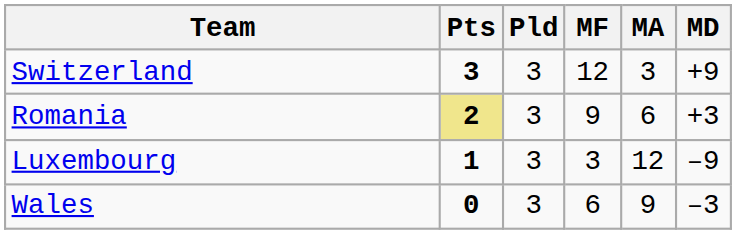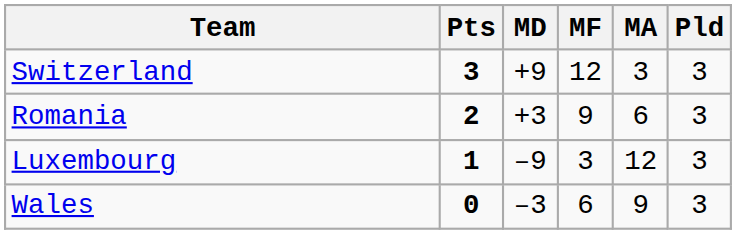columns swapped: (534, 27) <-> (703, 27)
(471, 117) khaki background -> (471, 117) no background
